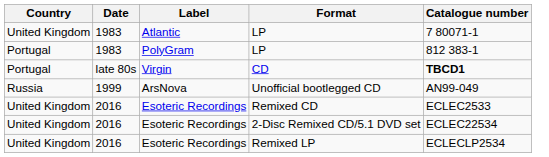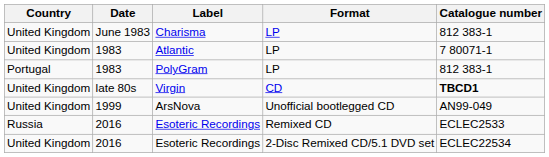+ row: (180, 32)
(29, 69) Portugal -> (49, 87) United Kingdom
(25, 87) Russia -> (49, 106) United Kingdom
(49, 106) United Kingdom -> (25, 124) Russia
- row: (194, 143)
